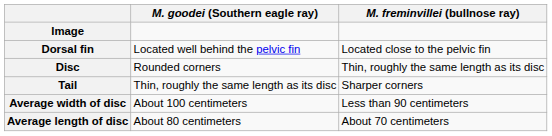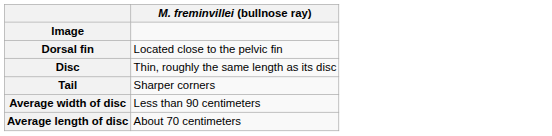- column: (235, 13)
